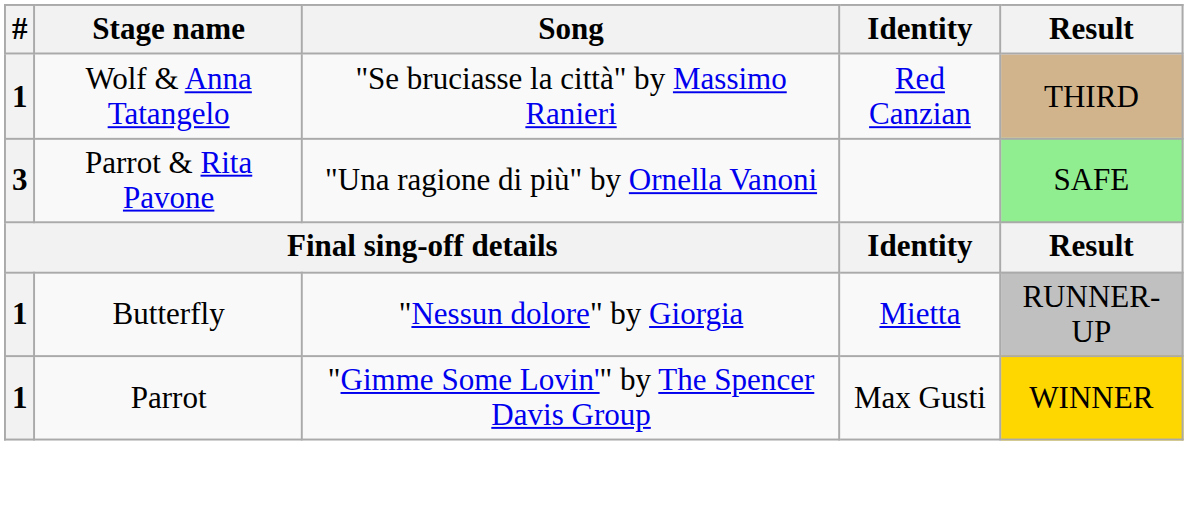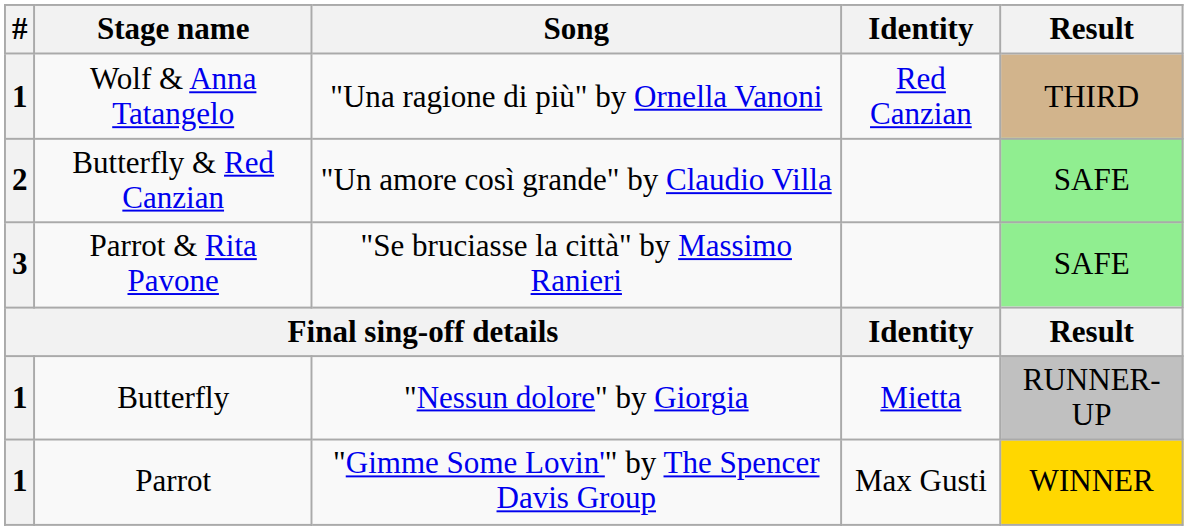(571, 95) "Se bruciasse la città" by Massimo Ranieri -> (576, 95) "Una ragione di più" by Ornella Vanoni
+ row: (173, 179)
(571, 179) "Una ragione di più" by Ornella Vanoni -> (576, 264) "Se bruciasse la città" by Massimo Ranieri
